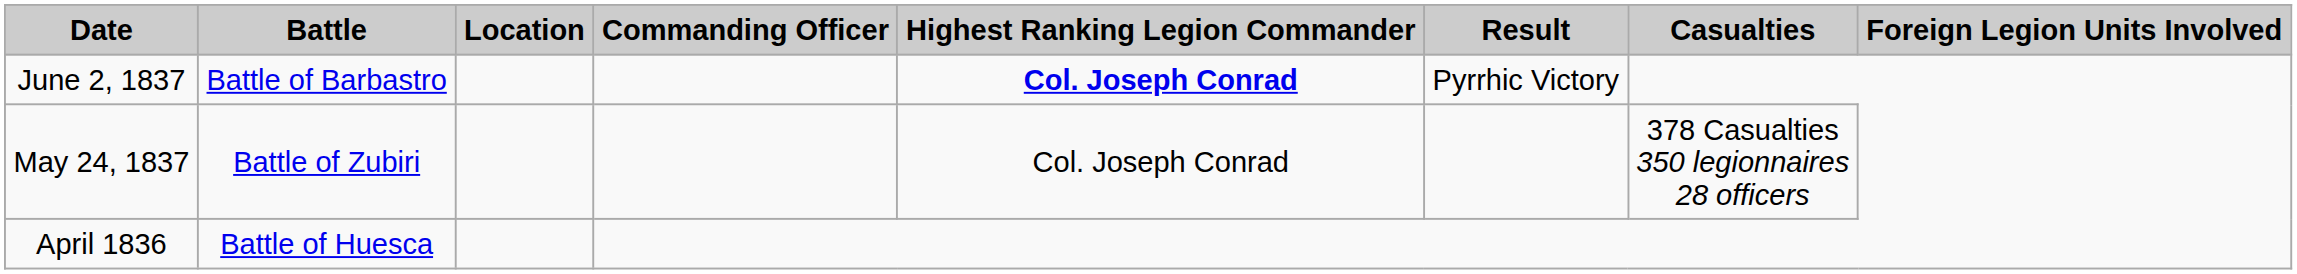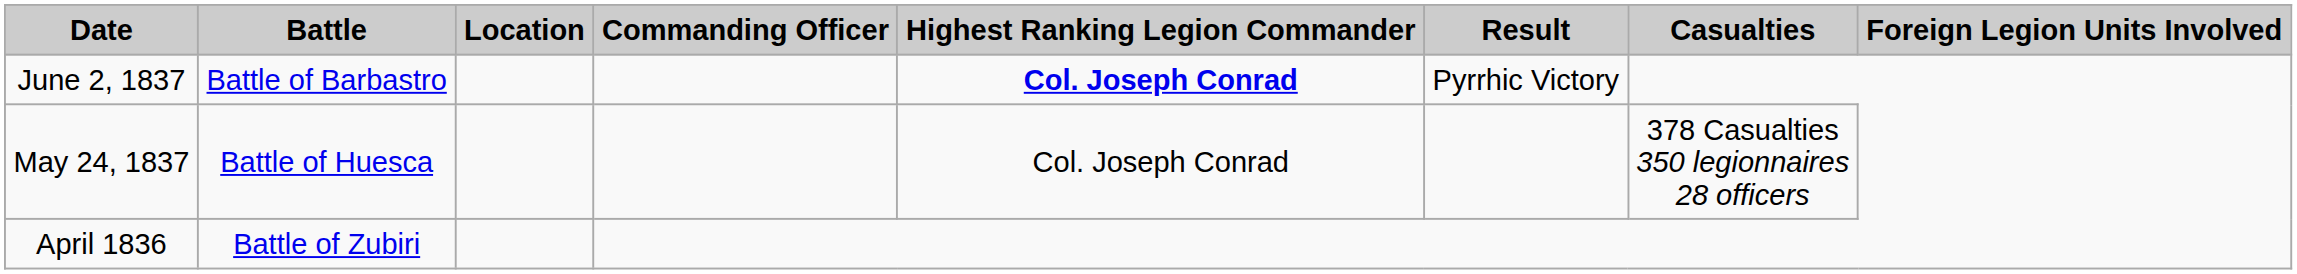(327, 162) Battle of Zubiri -> (327, 162) Battle of Huesca
(327, 244) Battle of Huesca -> (327, 244) Battle of Zubiri
